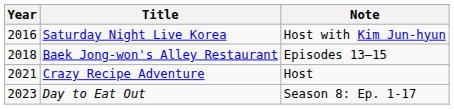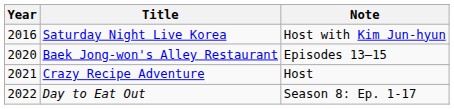(22, 54) 2018 -> (22, 54) 2020
(22, 94) 2023 -> (22, 94) 2022
